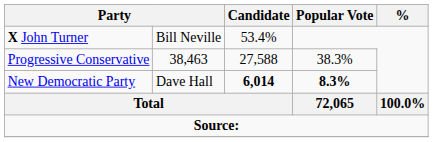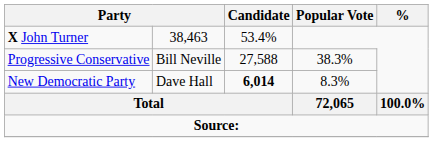(189, 37) Bill Neville -> (189, 37) 38,463
(189, 59) 38,463 -> (189, 59) Bill Neville
(335, 81) bold -> (335, 81) normal
